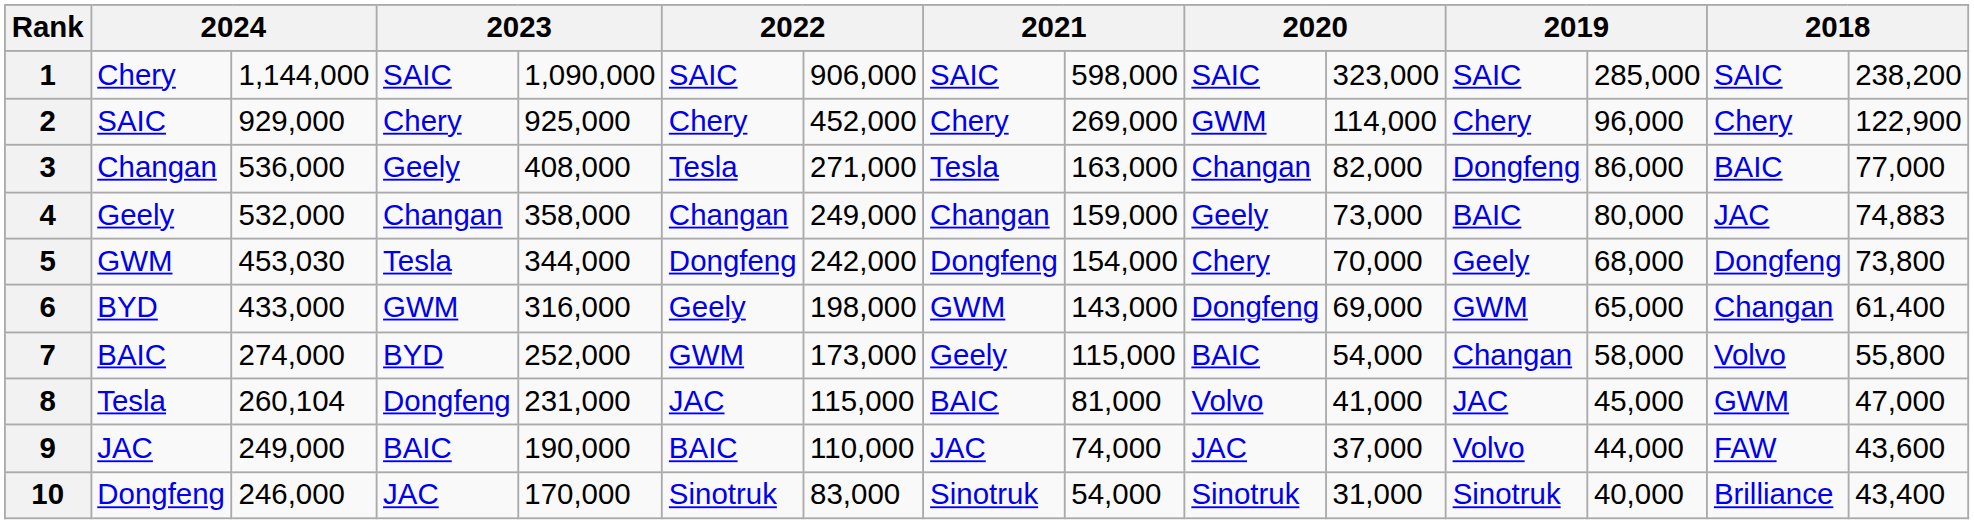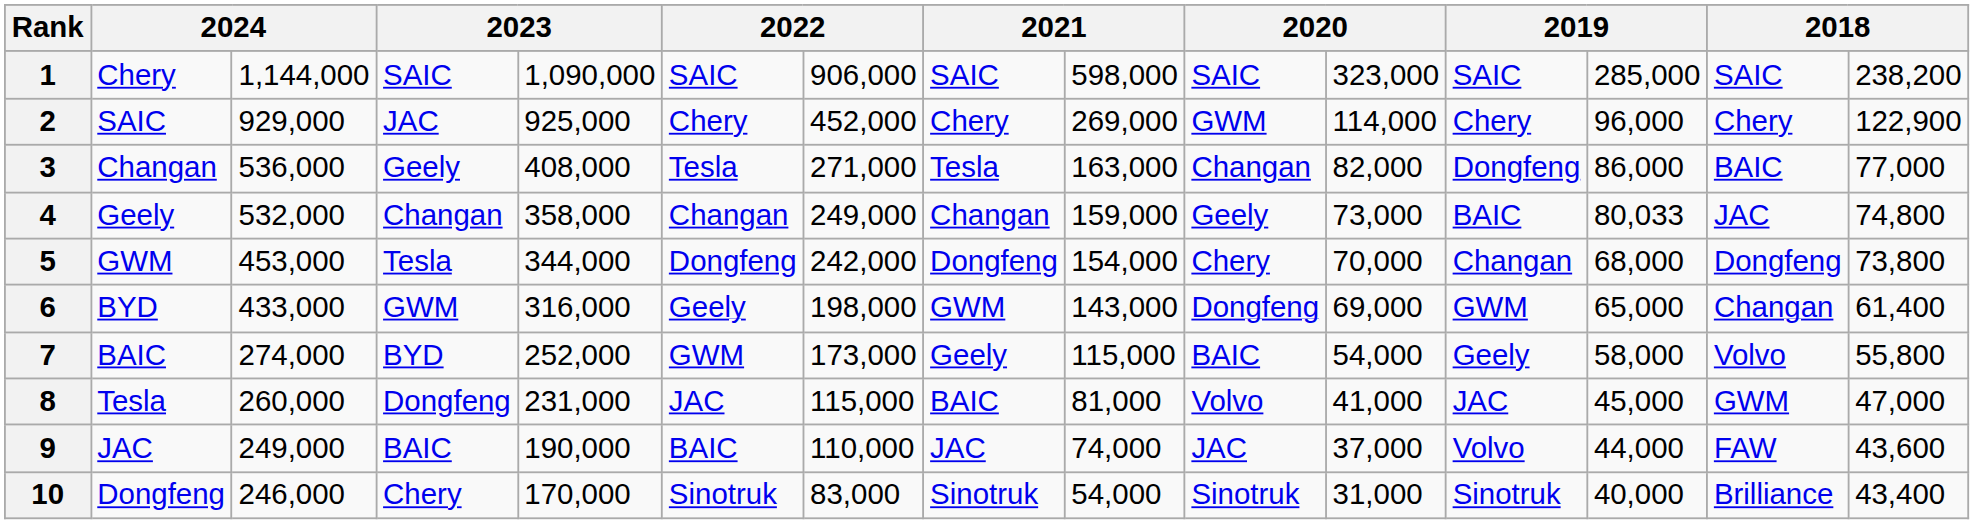(422, 121) Chery -> (411, 121) JAC
(1639, 214) 80,000 -> (1639, 214) 80,033
(1900, 214) 74,883 -> (1900, 214) 74,800
(292, 261) 453,030 -> (292, 261) 453,000
(1491, 261) Geely -> (1512, 261) Changan
(1512, 354) Changan -> (1491, 354) Geely
(292, 401) 260,104 -> (292, 401) 260,000
(411, 494) JAC -> (422, 494) Chery
